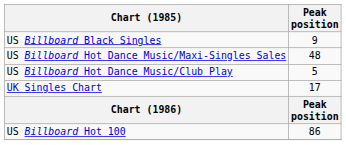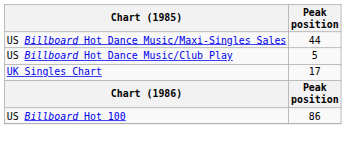- row: (84, 40)
(315, 56) 48 -> (315, 40) 44
